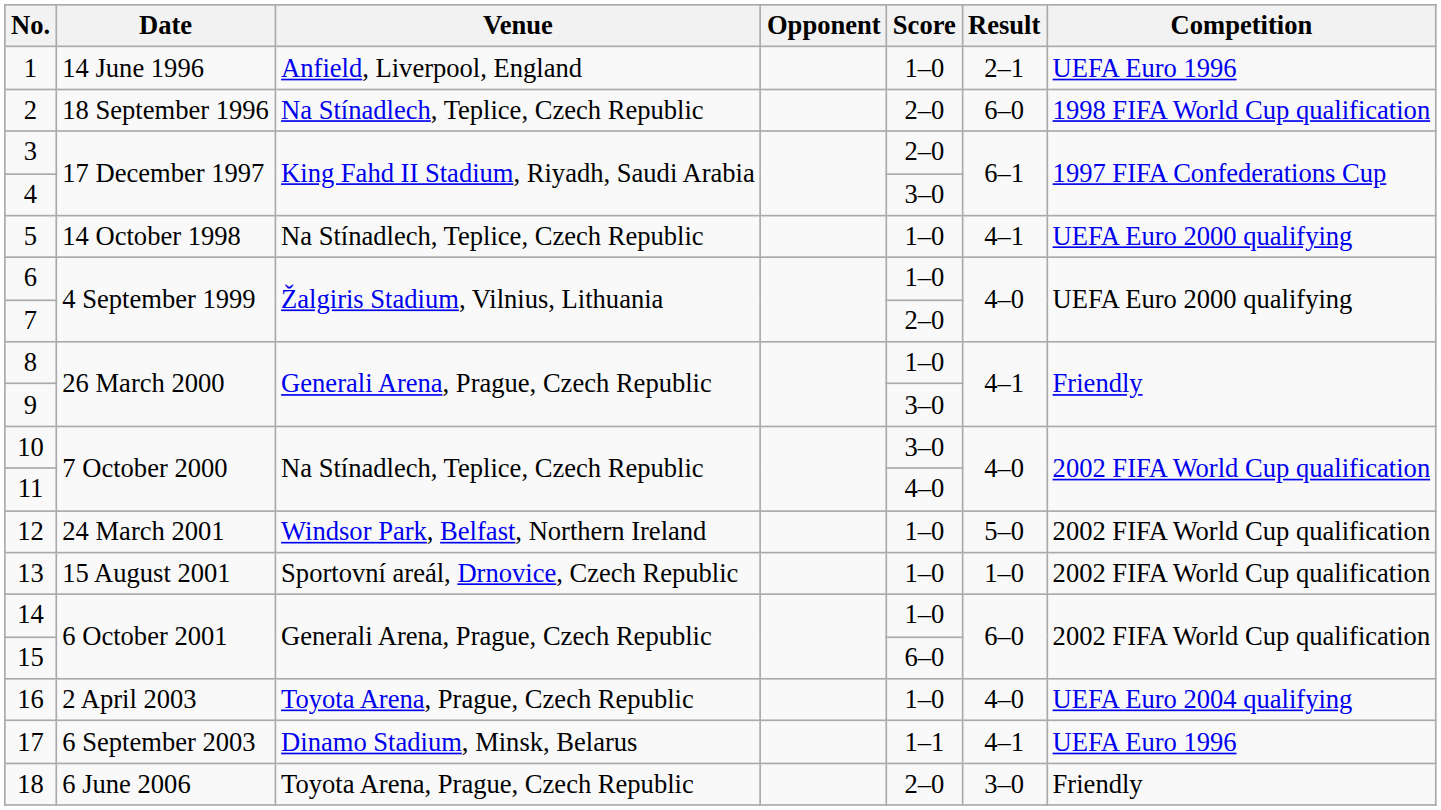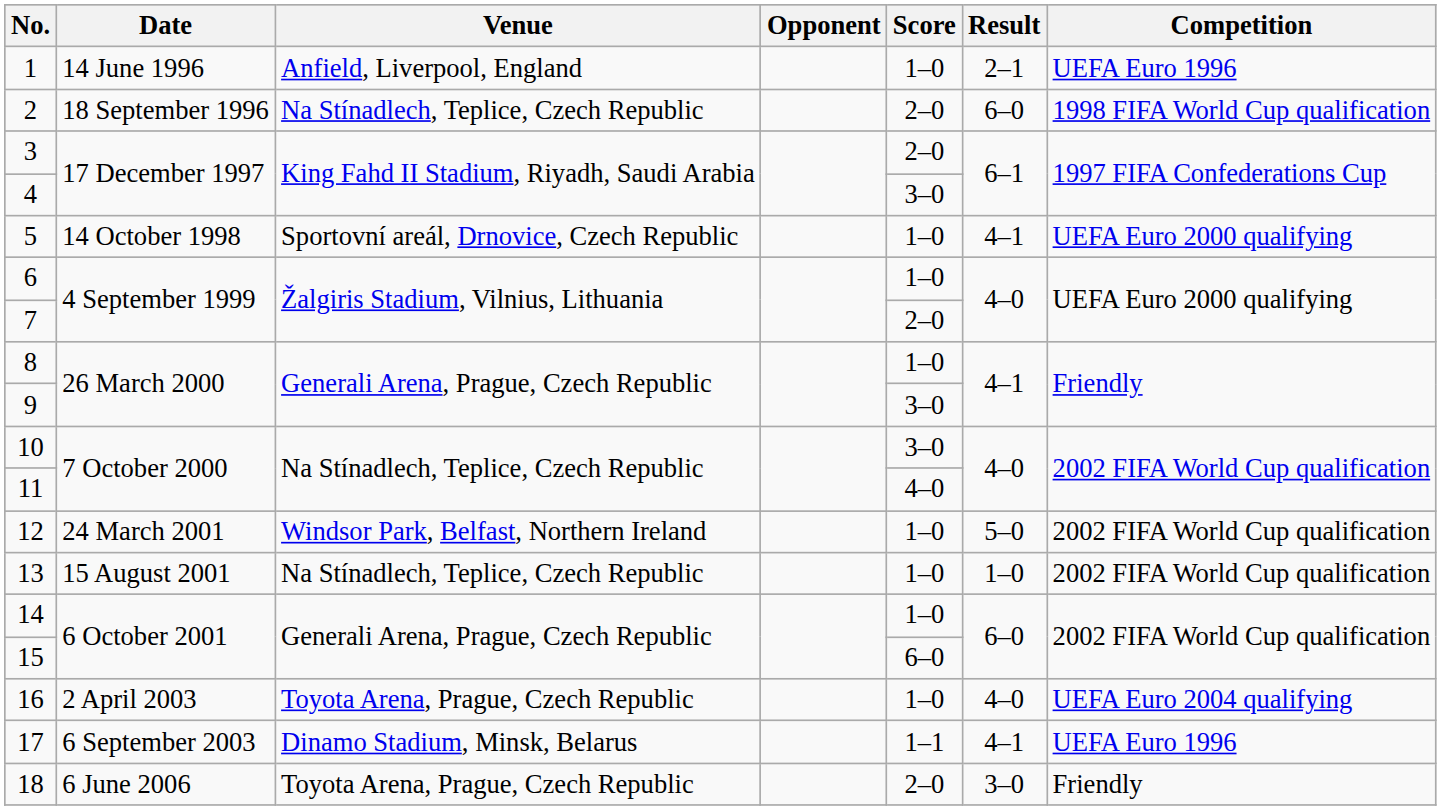(492, 236) Na Stínadlech, Teplice, Czech Republic -> (510, 236) Sportovní areál, Drnovice, Czech Republic
(510, 573) Sportovní areál, Drnovice, Czech Republic -> (492, 573) Na Stínadlech, Teplice, Czech Republic
